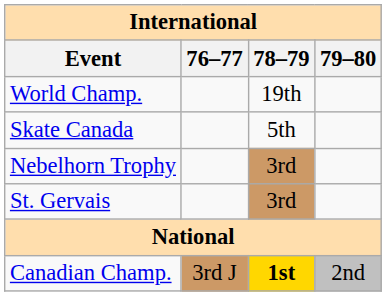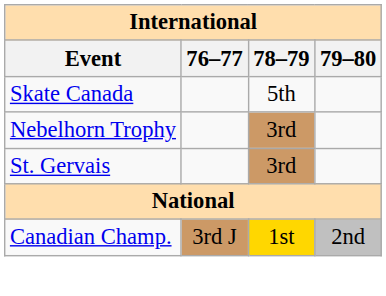- row: (76, 93)
(281, 272) bold -> (281, 237) normal
